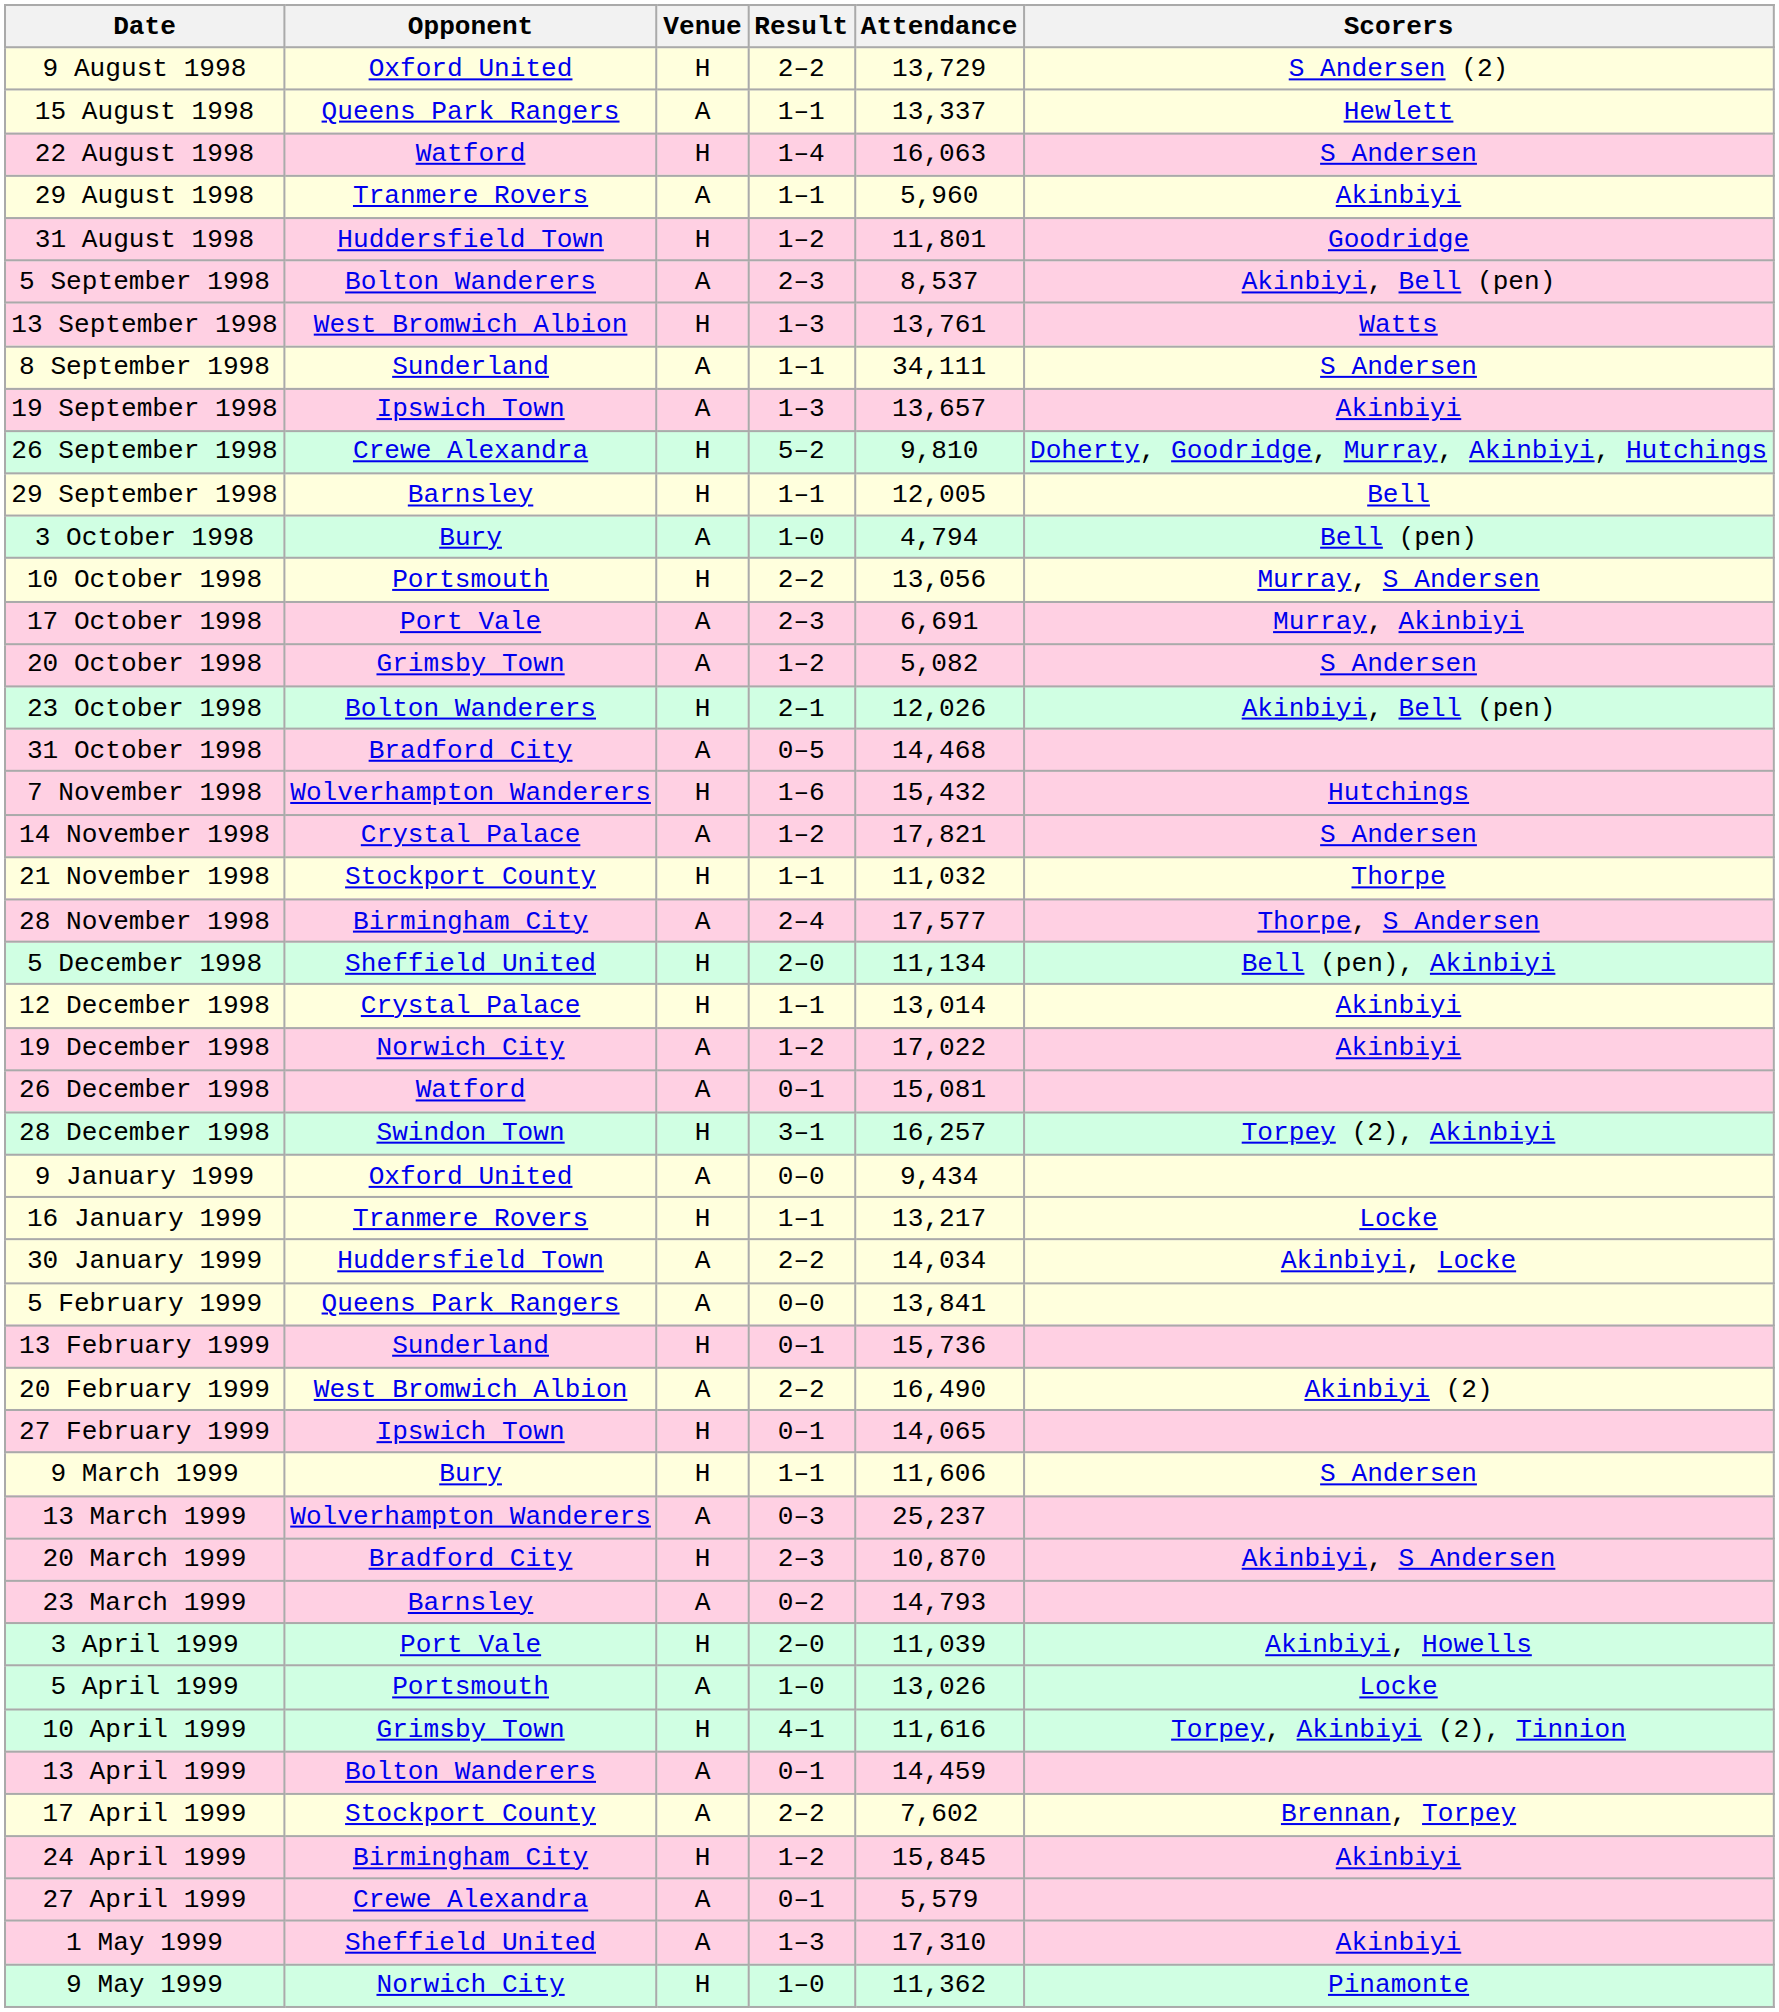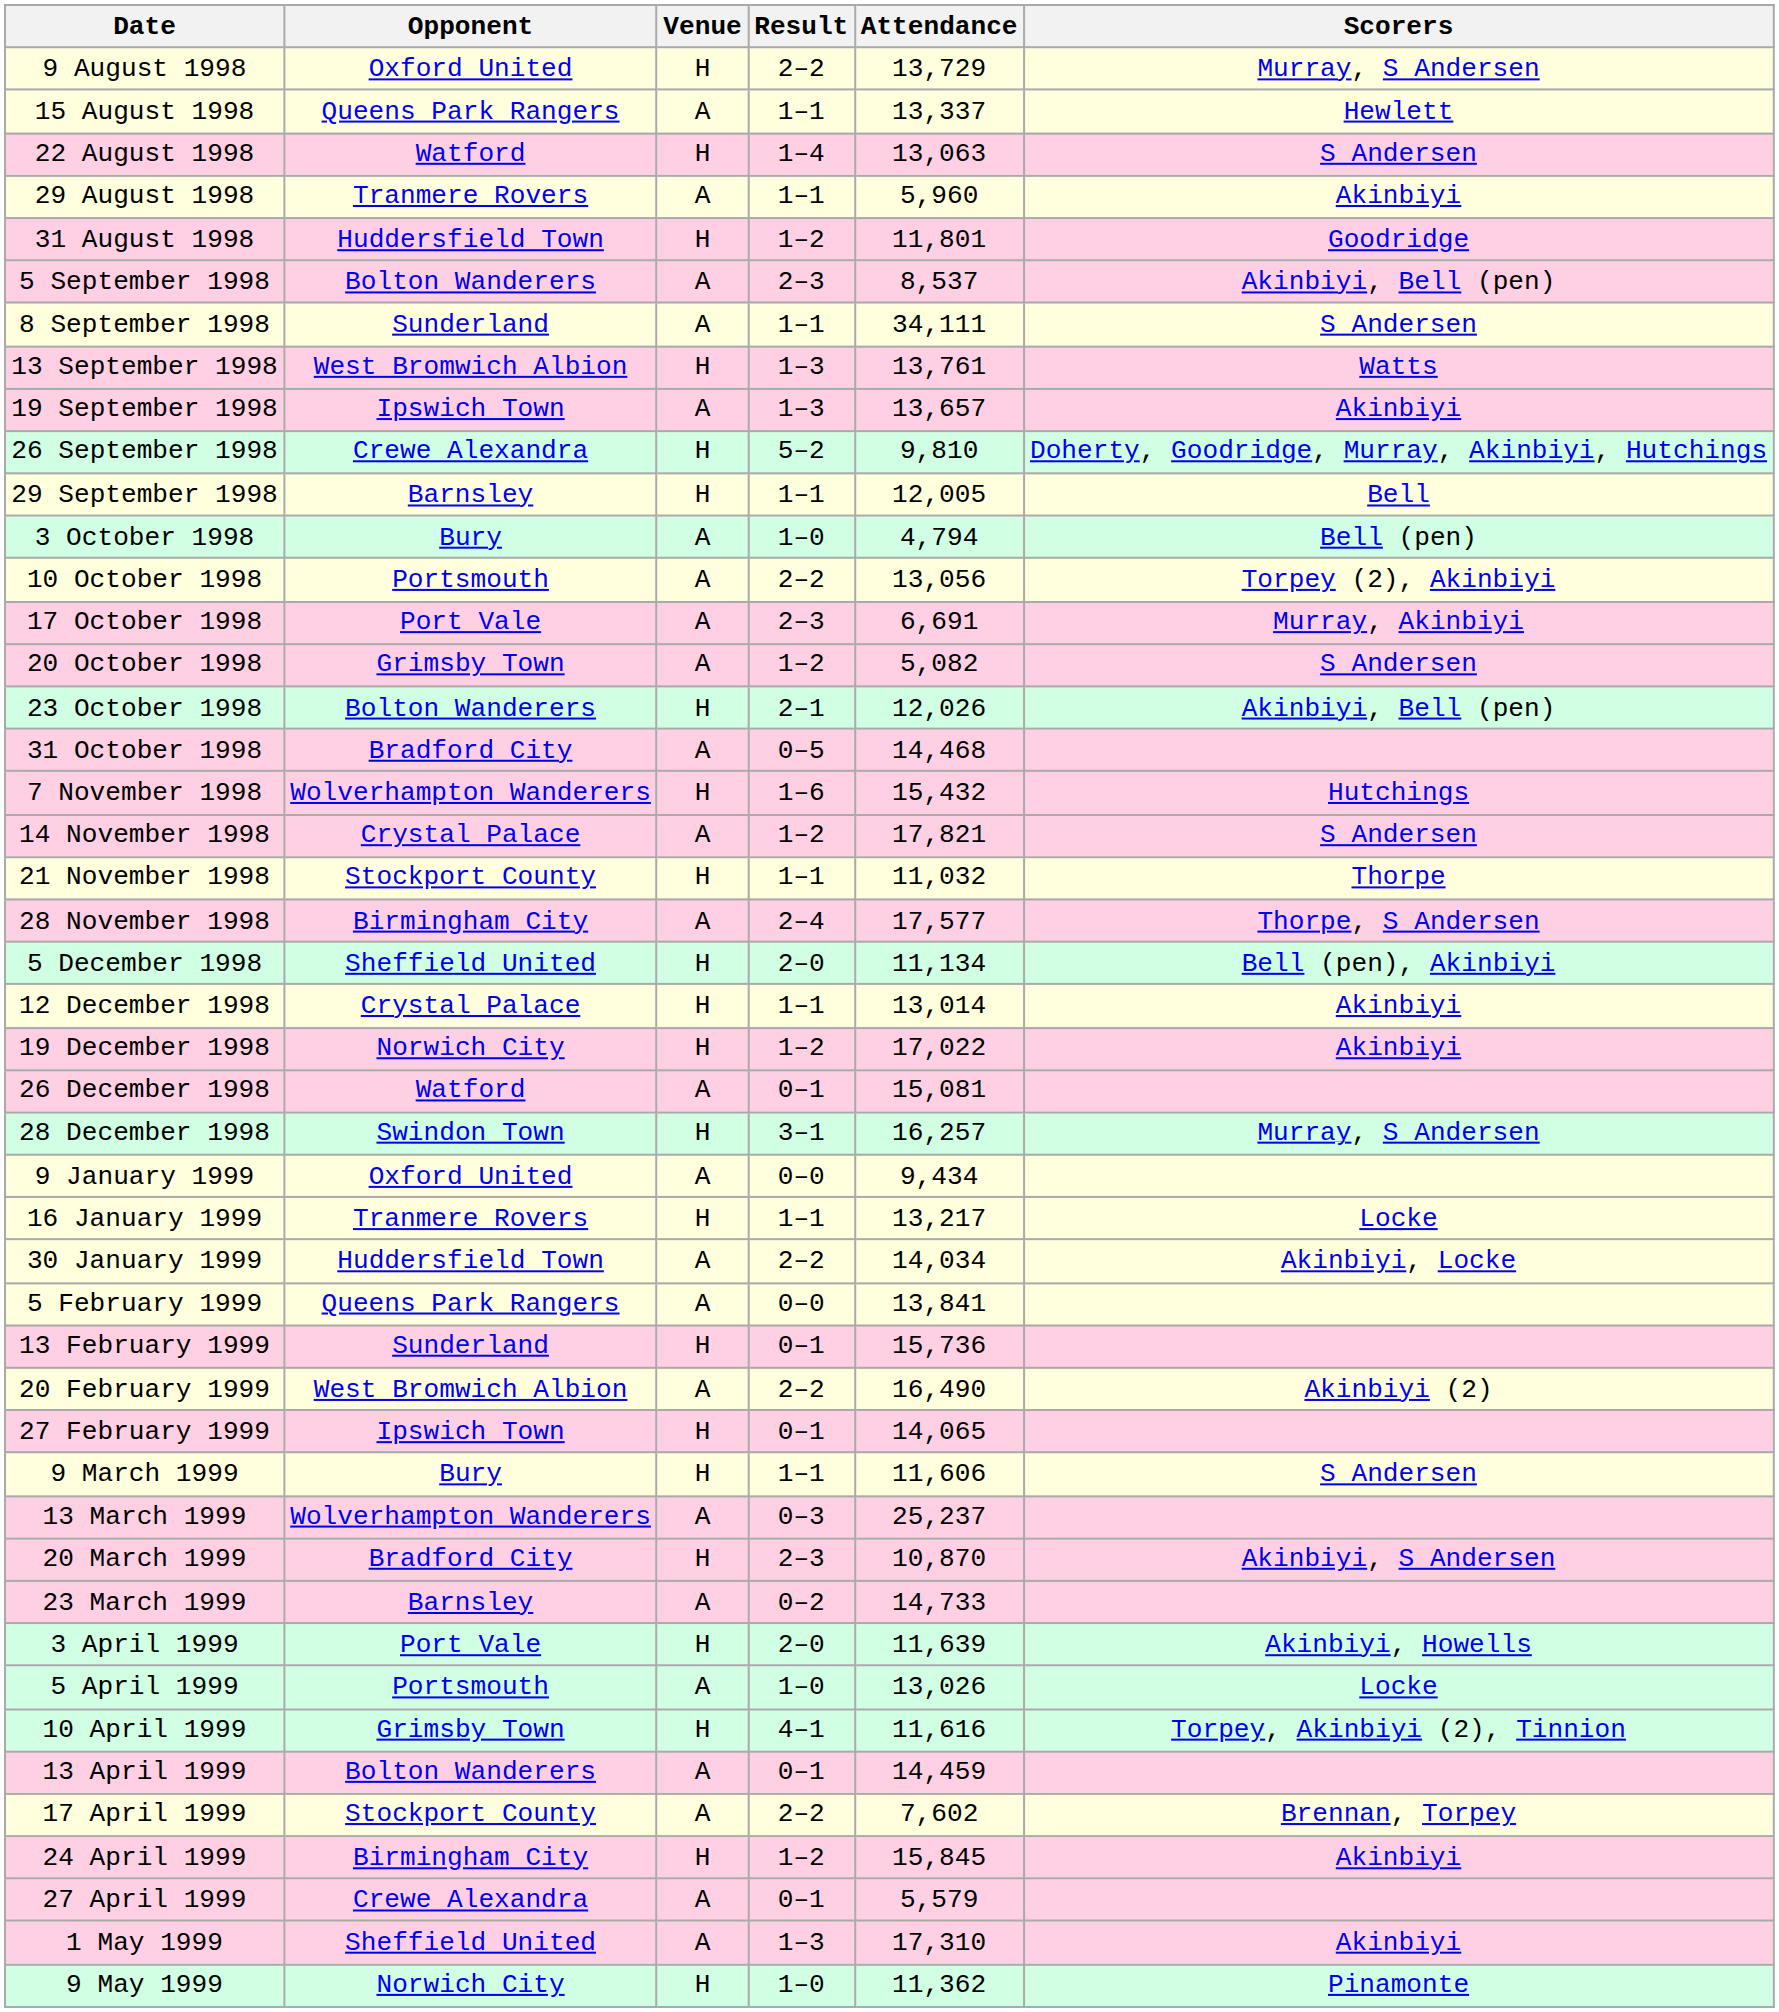(1399, 69) S Andersen (2) -> (1399, 69) Murray, S Andersen
(939, 154) 16,063 -> (939, 154) 13,063
rows swapped: (144, 367) <-> (145, 324)
(703, 580) H -> (703, 580) A
(1399, 580) Murray, S Andersen -> (1399, 580) Torpey (2), Akinbiyi
(703, 1048) A -> (703, 1048) H
(1399, 1134) Torpey (2), Akinbiyi -> (1399, 1134) Murray, S Andersen
(939, 1602) 14,793 -> (939, 1602) 14,733
(939, 1645) 11,039 -> (939, 1645) 11,639
